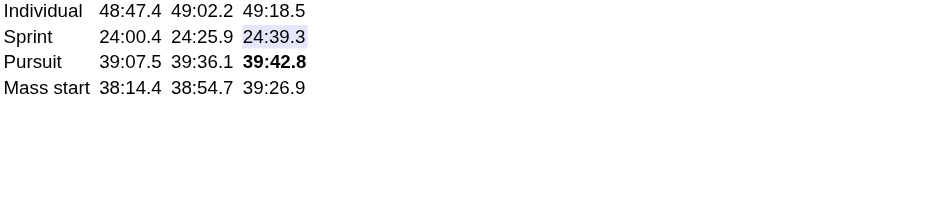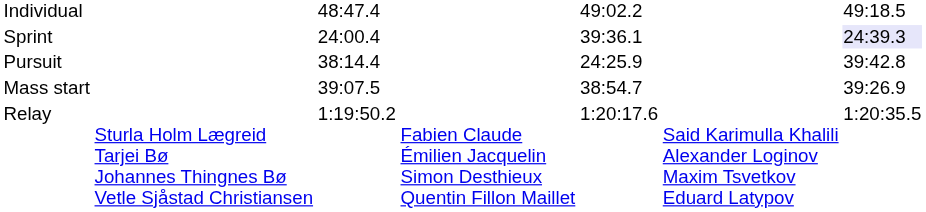(202, 36) 24:25.9 -> (611, 36) 39:36.1
(130, 62) 39:07.5 -> (349, 62) 38:14.4
(202, 62) 39:36.1 -> (611, 62) 24:25.9
(275, 62) bold -> (875, 62) normal
(130, 88) 38:14.4 -> (349, 88) 39:07.5
+ row: (27, 113)
